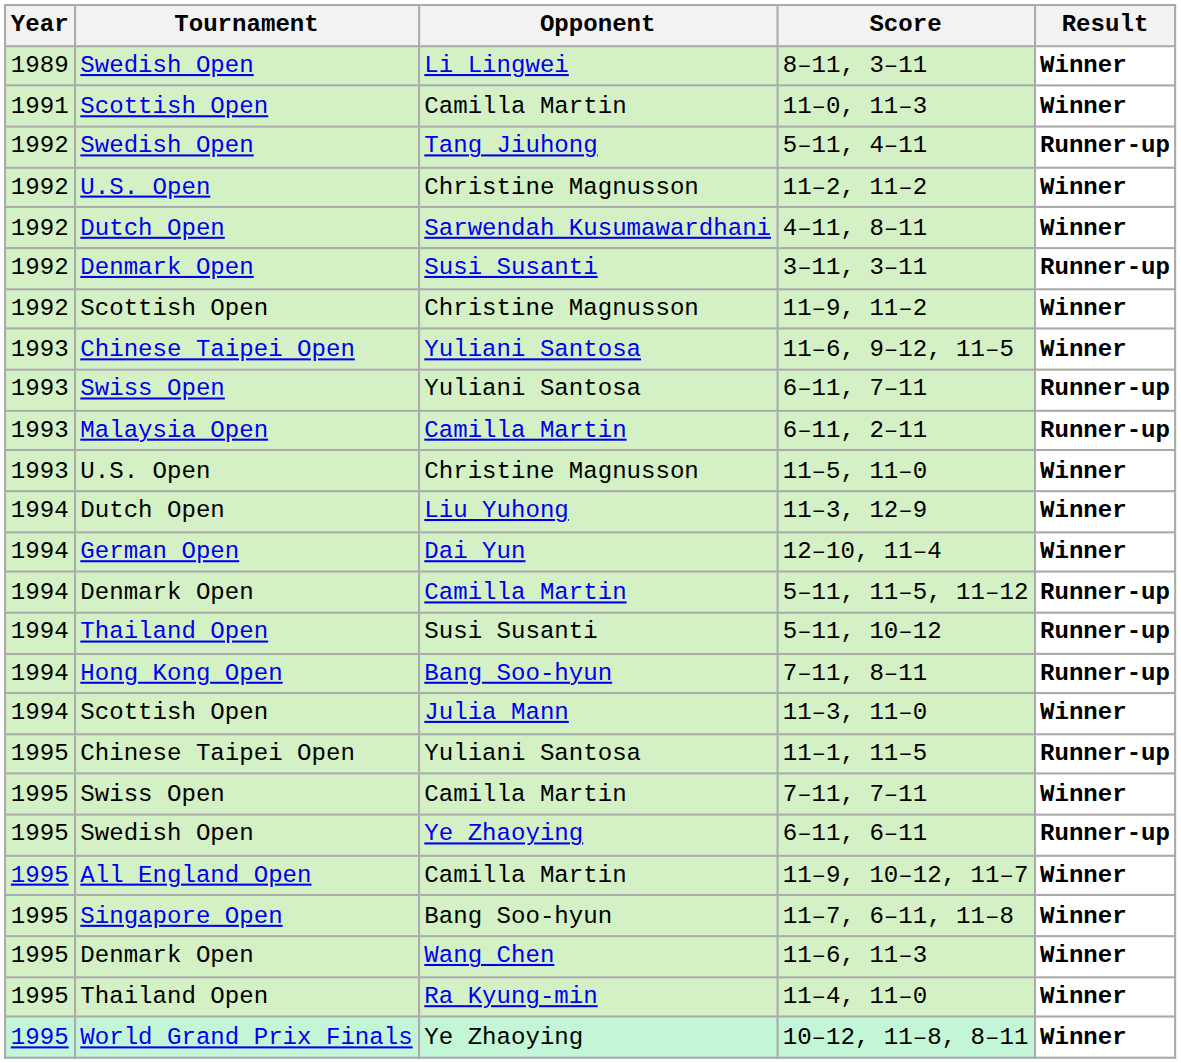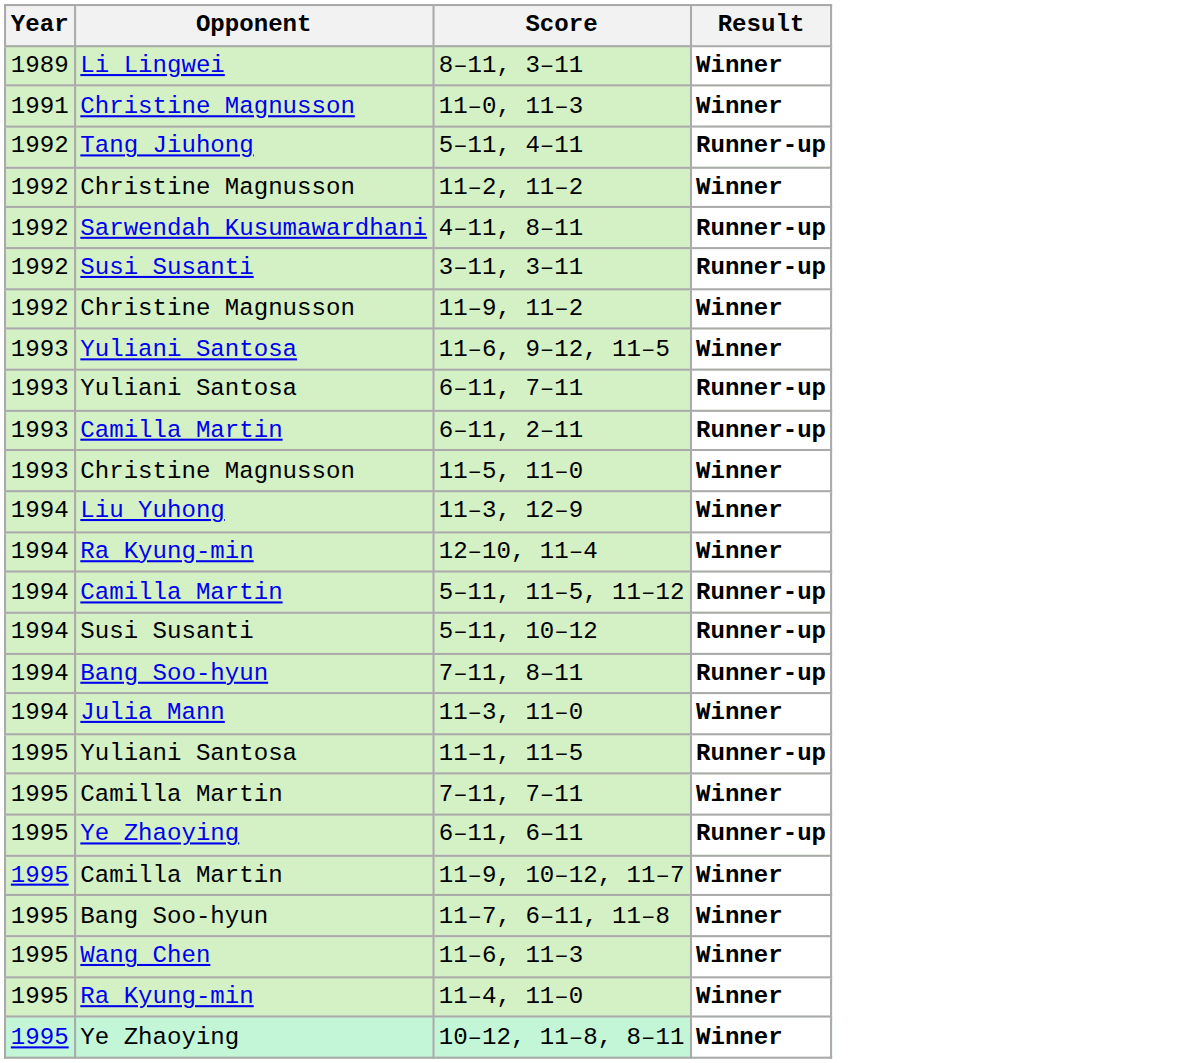- column: (246, 25)
(525, 106) Camilla Martin -> (218, 106) Christine Magnusson
(1083, 227) Winner -> (761, 227) Runner-up
(475, 551) Dai Yun -> (167, 551) Ra Kyung-min
